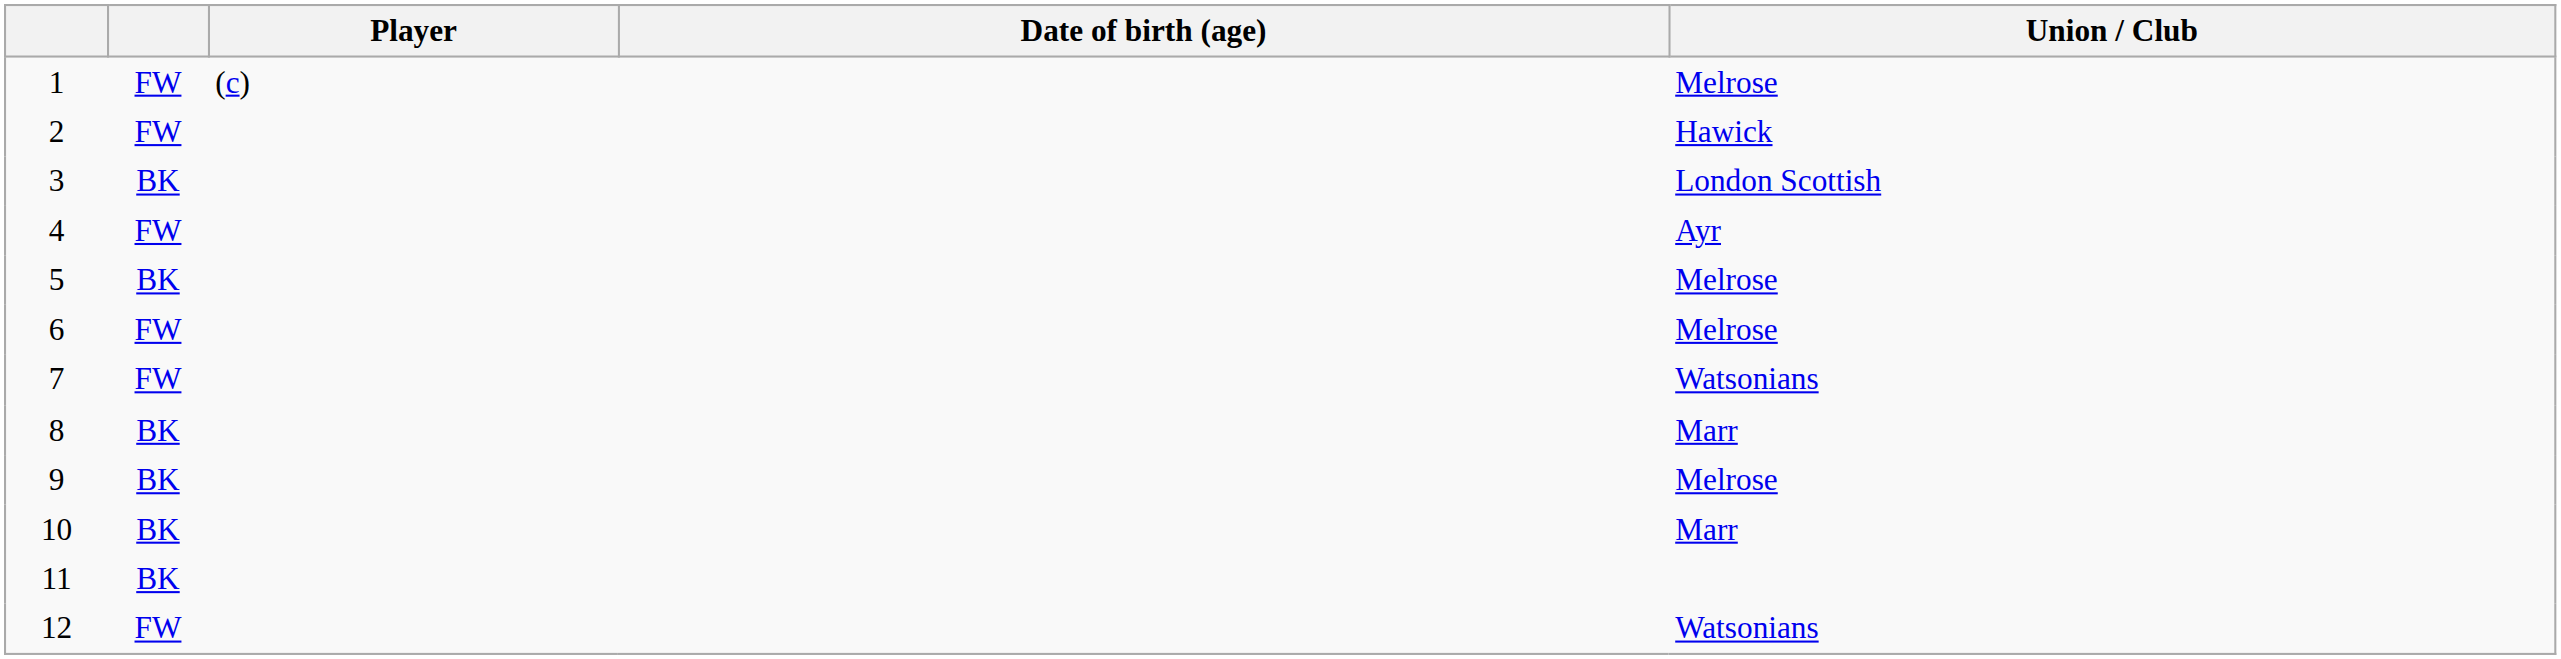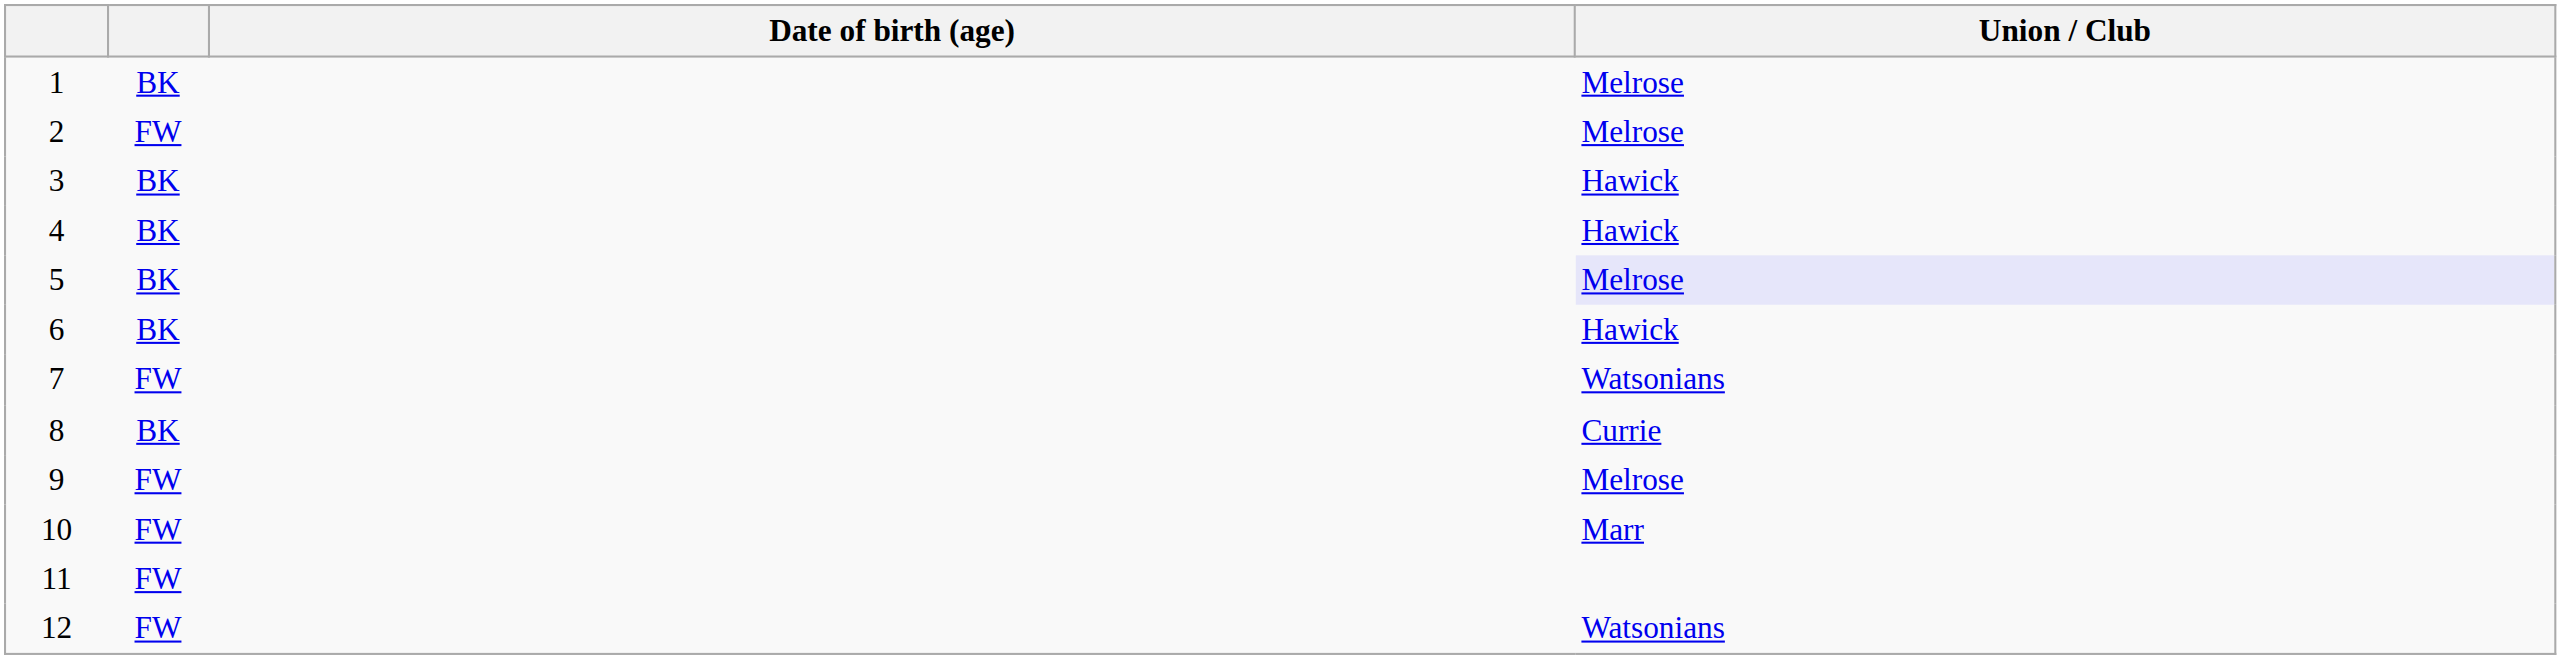- column: (414, 30)
(158, 82) FW -> (158, 82) BK
(1724, 131) Hawick -> (1633, 131) Melrose
(1778, 181) London Scottish -> (1630, 181) Hawick
(158, 230) FW -> (158, 230) BK
(1698, 230) Ayr -> (1630, 230) Hawick
(1726, 280) no background -> (1633, 280) lavender background
(158, 329) FW -> (158, 329) BK
(1726, 329) Melrose -> (1630, 329) Hawick
(1706, 429) Marr -> (1621, 429) Currie
(158, 478) BK -> (158, 478) FW
(158, 528) BK -> (158, 528) FW
(158, 577) BK -> (158, 577) FW
